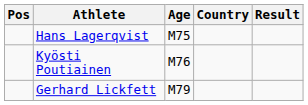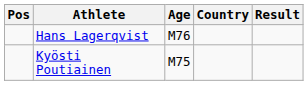(179, 35) M75 -> (179, 35) M76
(179, 63) M76 -> (179, 63) M75
- row: (96, 90)
